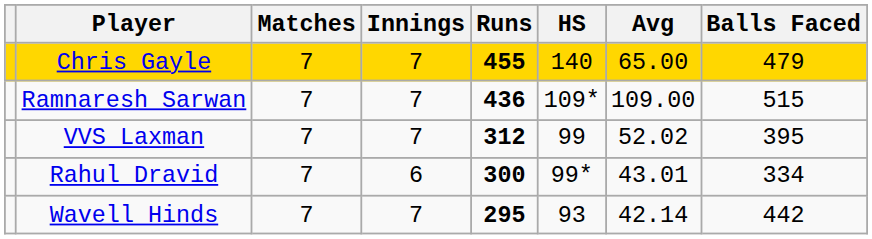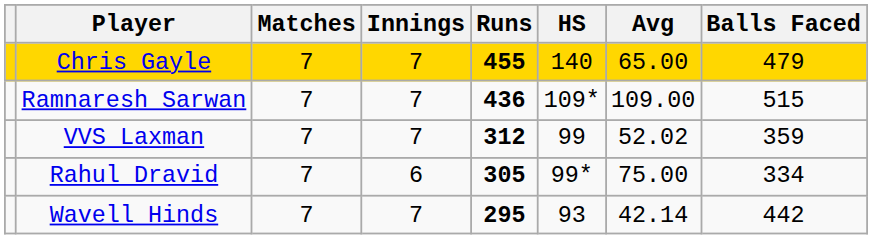(784, 138) 395 -> (784, 138) 359
(504, 177) 300 -> (504, 177) 305
(653, 177) 43.01 -> (653, 177) 75.00
